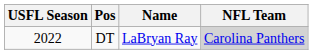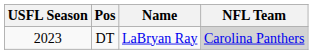(48, 37) 2022 -> (48, 37) 2023
